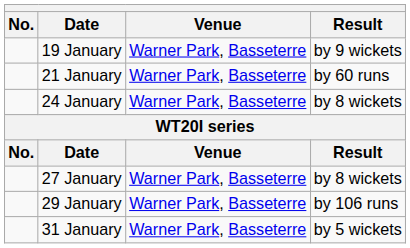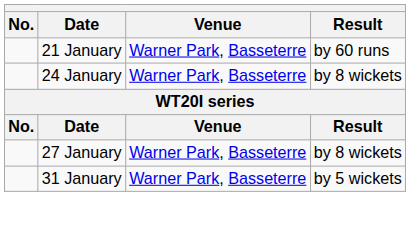- row: (82, 50)
- row: (82, 204)
